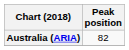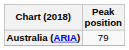(103, 38) 82 -> (103, 38) 79
